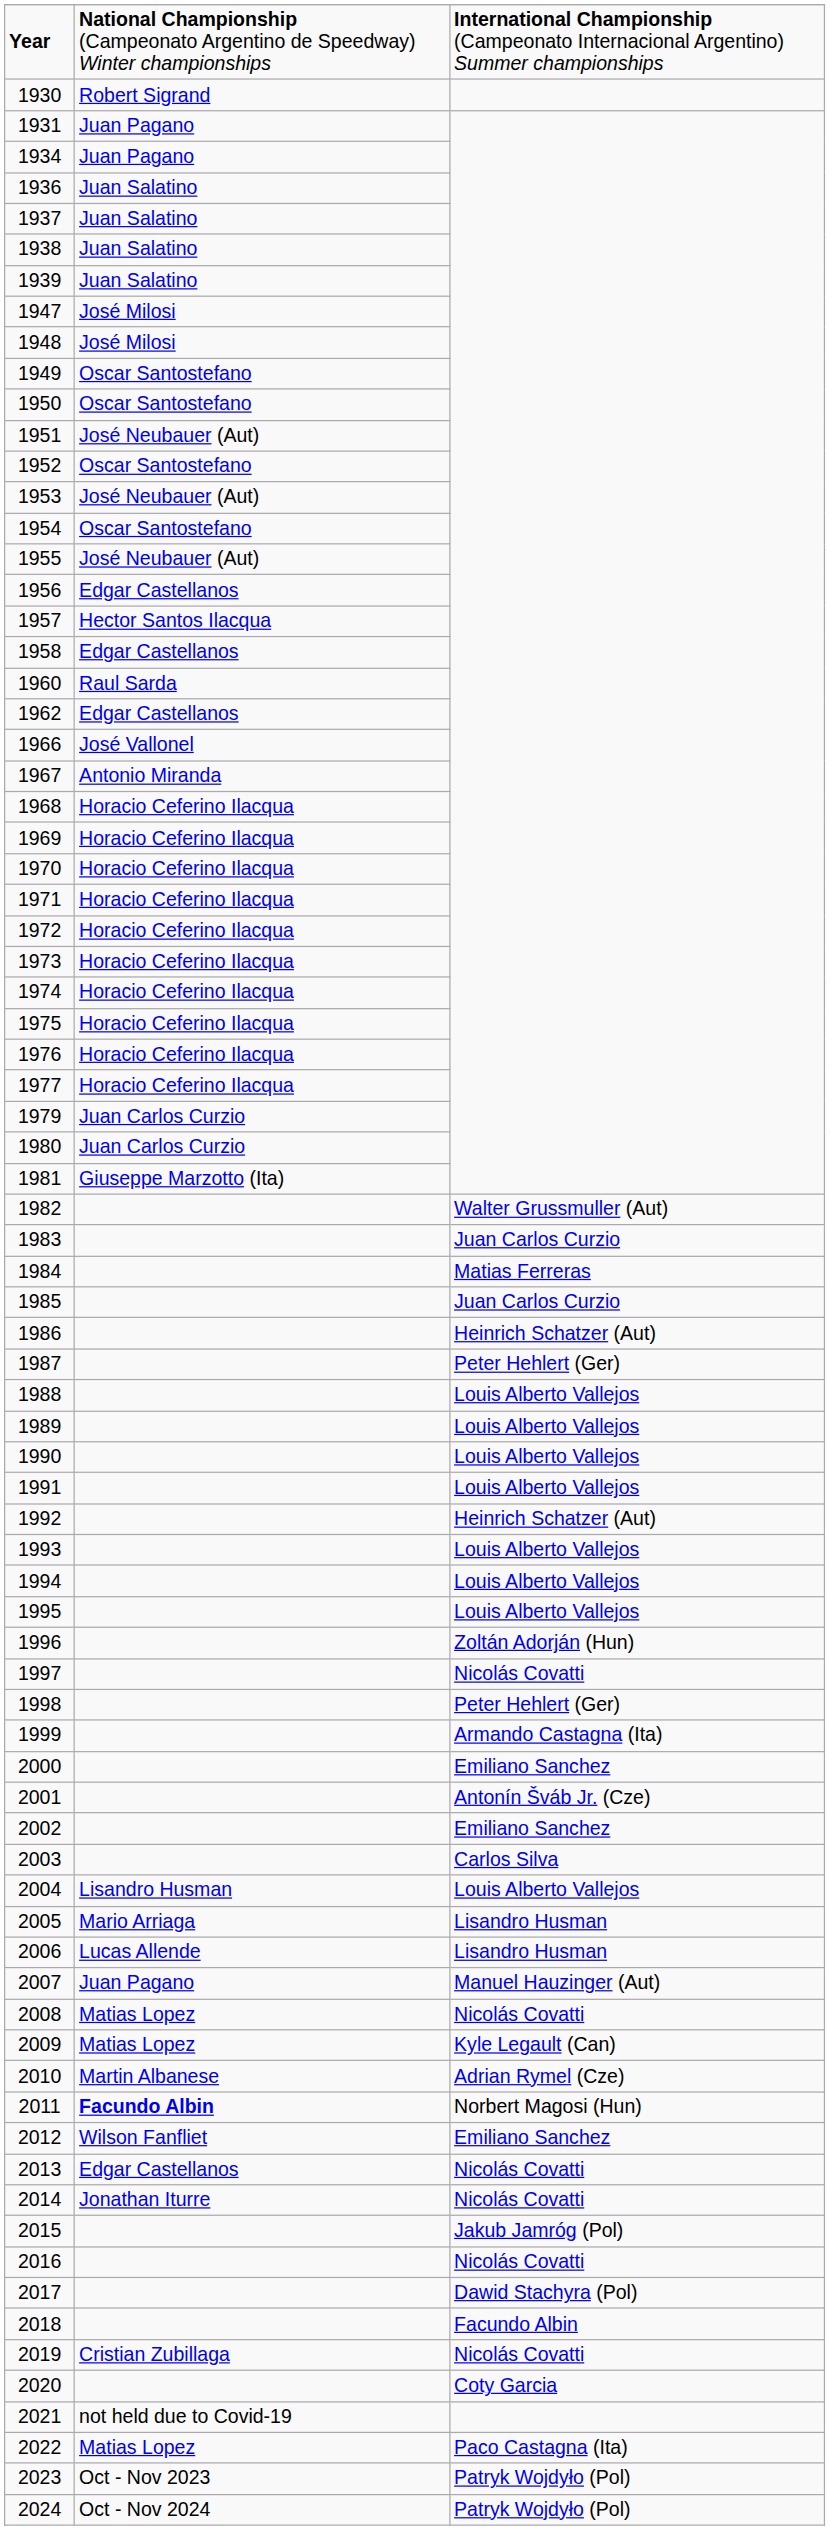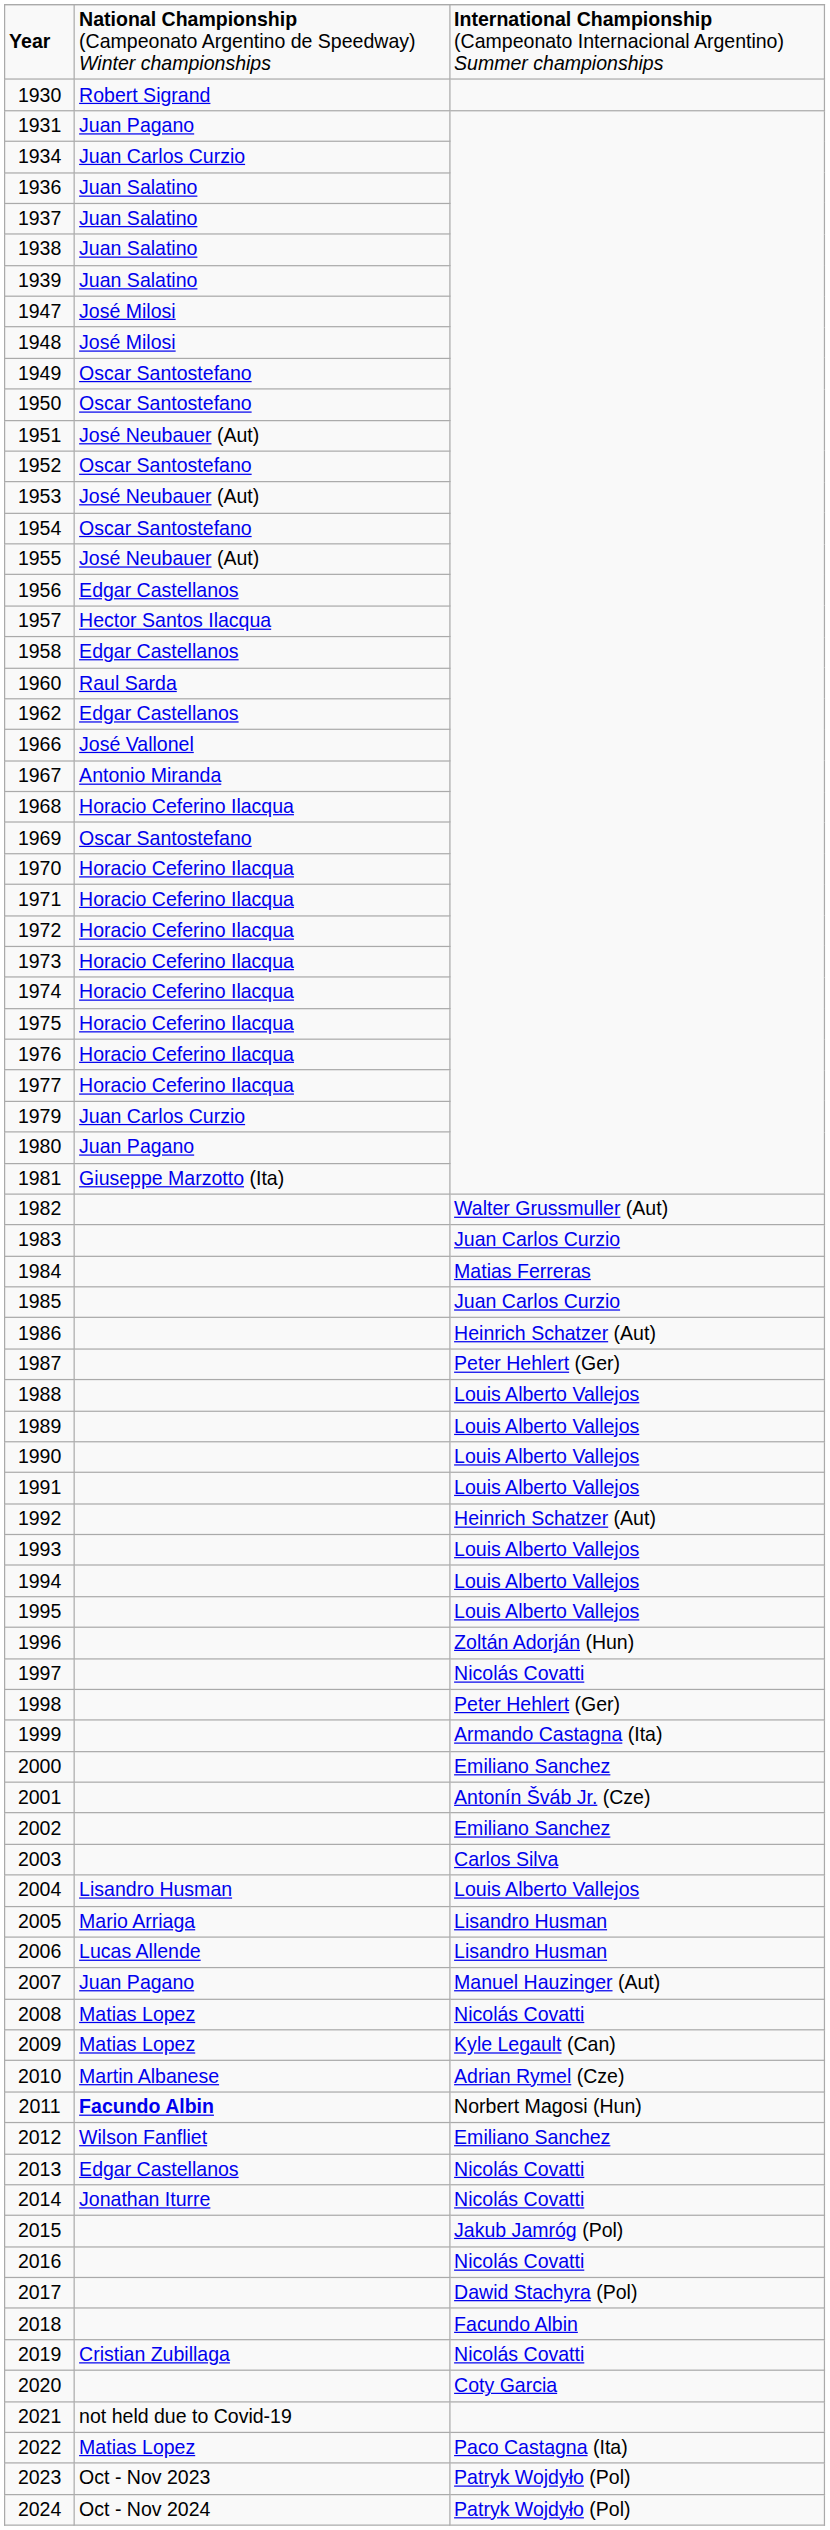(137, 156) Juan Pagano -> (162, 156) Juan Carlos Curzio
(187, 837) Horacio Ceferino Ilacqua -> (165, 837) Oscar Santostefano
(162, 1147) Juan Carlos Curzio -> (137, 1147) Juan Pagano
